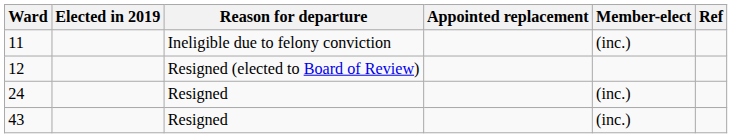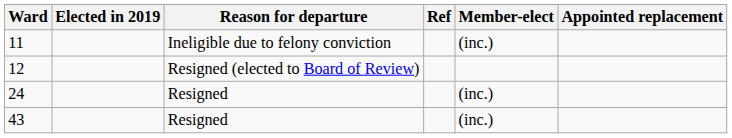columns swapped: (508, 17) <-> (711, 17)
